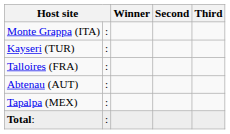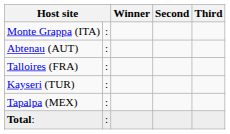rows swapped: (43, 84) <-> (41, 48)
